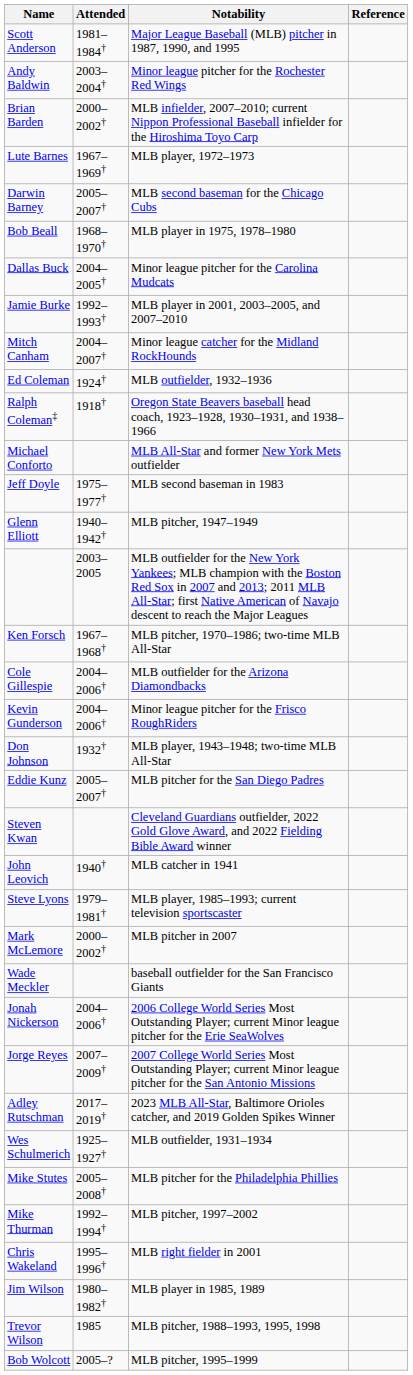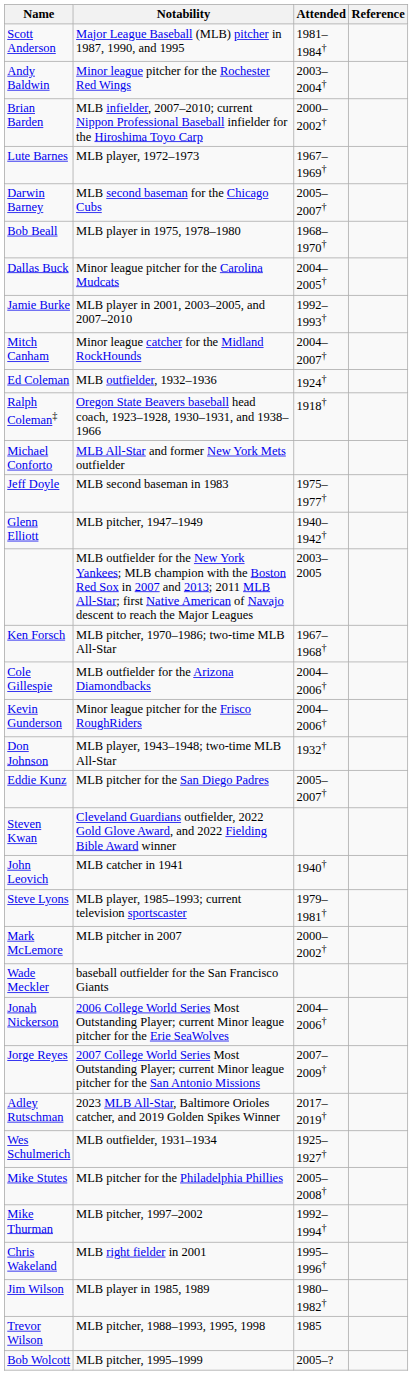columns swapped: (101, 14) <-> (238, 14)
